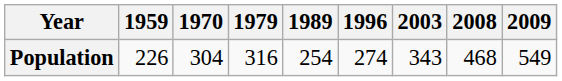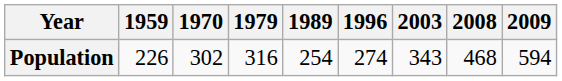(206, 57) 304 -> (206, 57) 302
(535, 57) 549 -> (535, 57) 594
